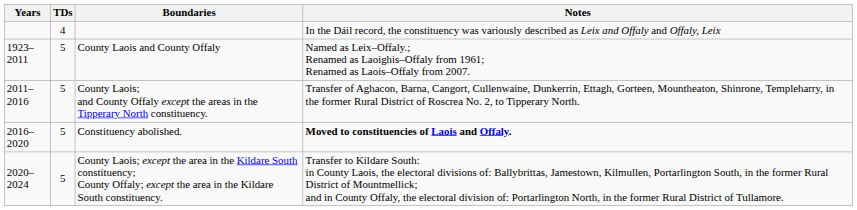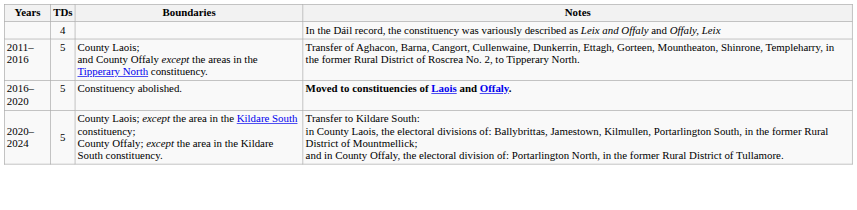- row: (149, 47)
